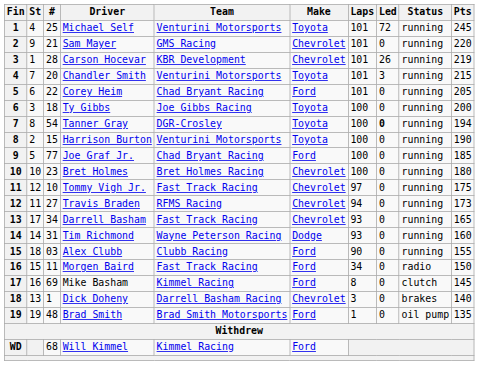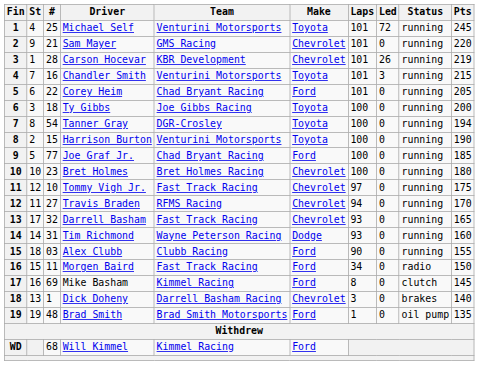(52, 77) 20 -> (52, 77) 16
(382, 124) bold -> (382, 124) normal
(463, 204) 173 -> (463, 204) 170
(52, 220) 34 -> (52, 220) 32
